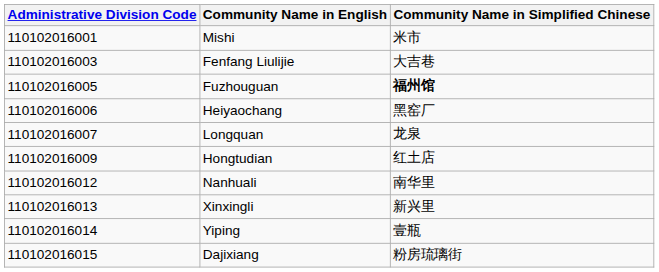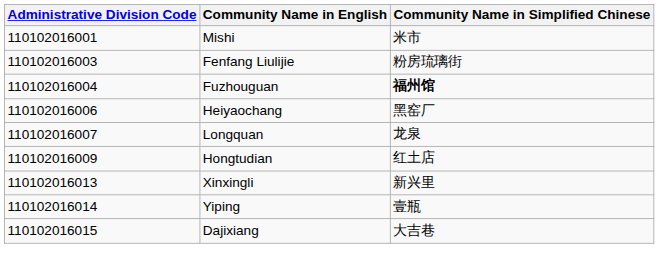(414, 61) 大吉巷 -> (427, 61) 粉房琉璃街
(52, 86) 110102016005 -> (52, 86) 110102016004
- row: (230, 182)
(427, 254) 粉房琉璃街 -> (414, 230) 大吉巷
